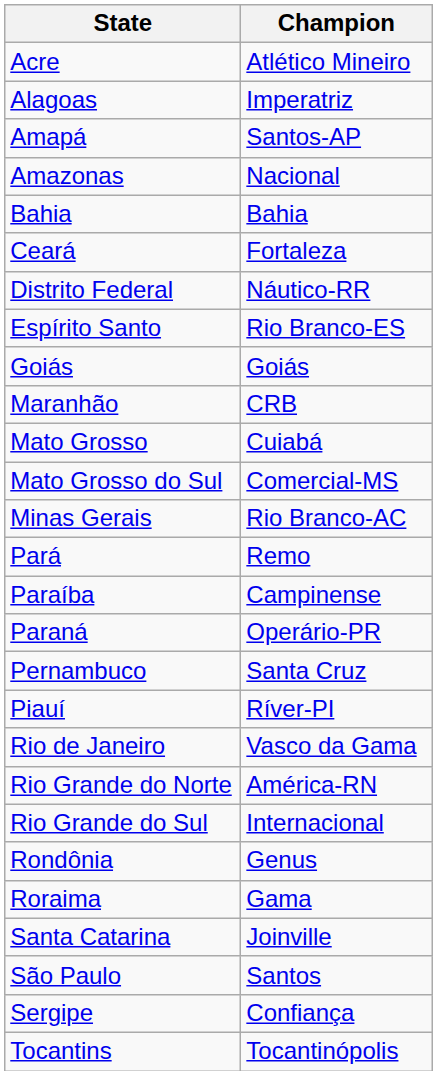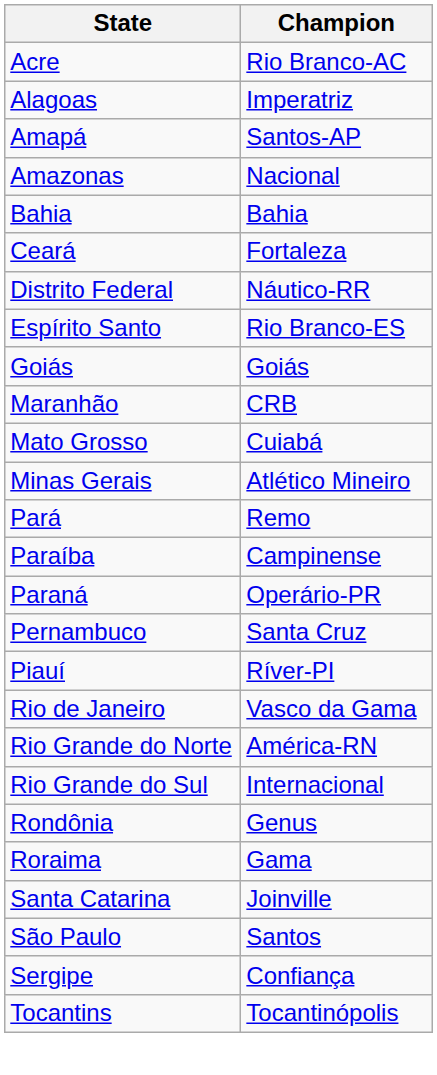(328, 61) Atlético Mineiro -> (326, 61) Rio Branco-AC
- row: (116, 480)
(326, 518) Rio Branco-AC -> (328, 480) Atlético Mineiro
